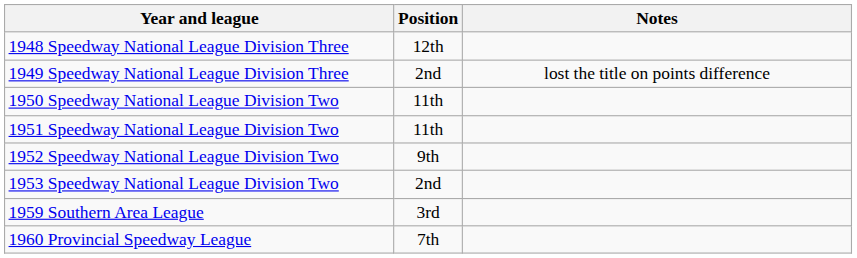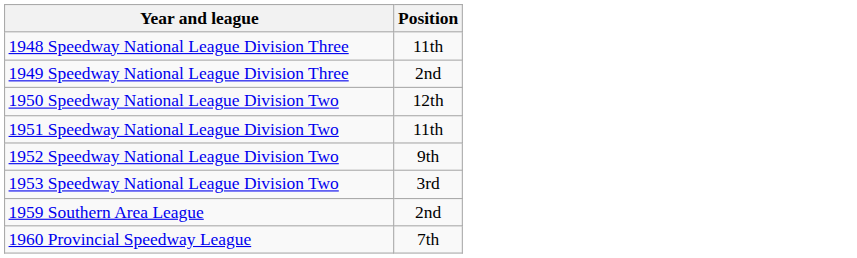- column: (657, 18)
(428, 45) 12th -> (428, 45) 11th
(428, 101) 11th -> (428, 101) 12th
(428, 184) 2nd -> (428, 184) 3rd
(428, 211) 3rd -> (428, 211) 2nd
